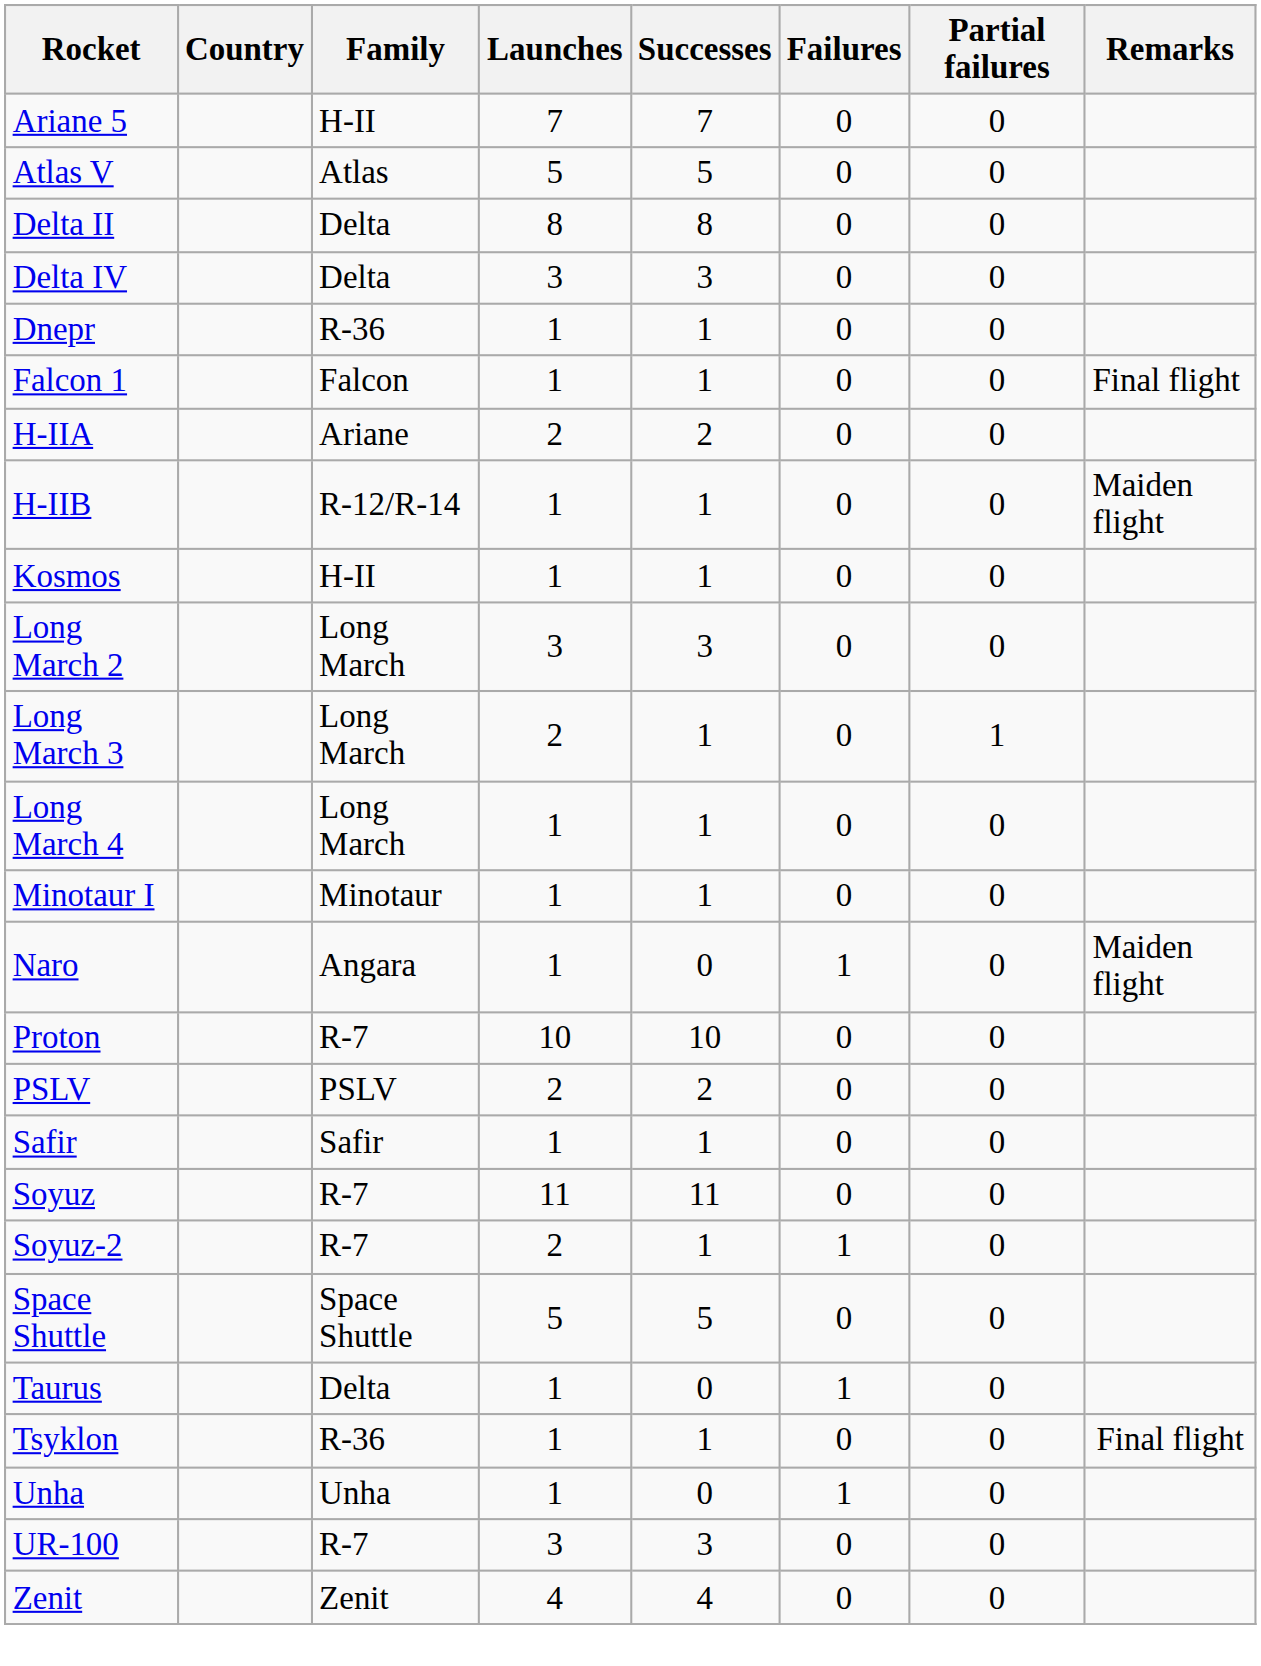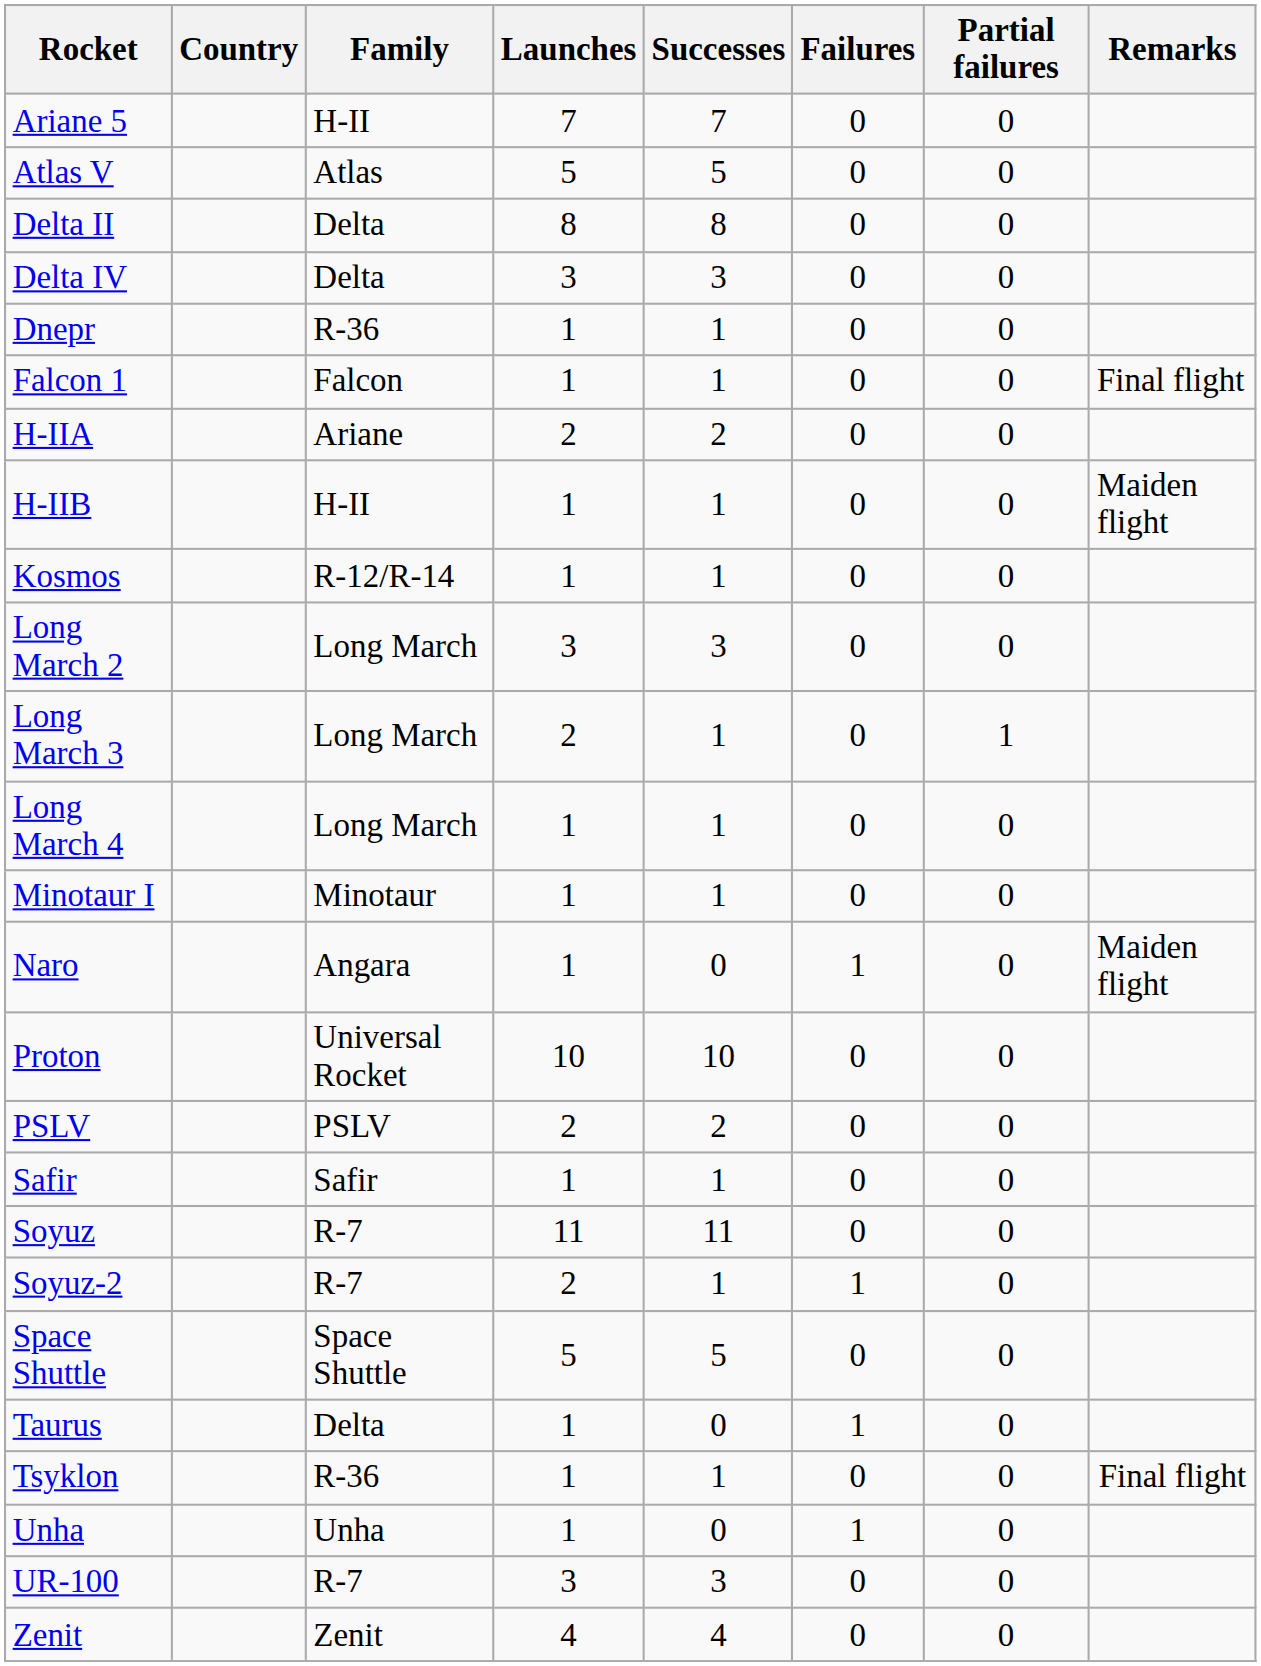(390, 504) R-12/R-14 -> (342, 504) H-II
(347, 575) H-II -> (384, 575) R-12/R-14
(344, 1037) R-7 -> (377, 1055) Universal Rocket
